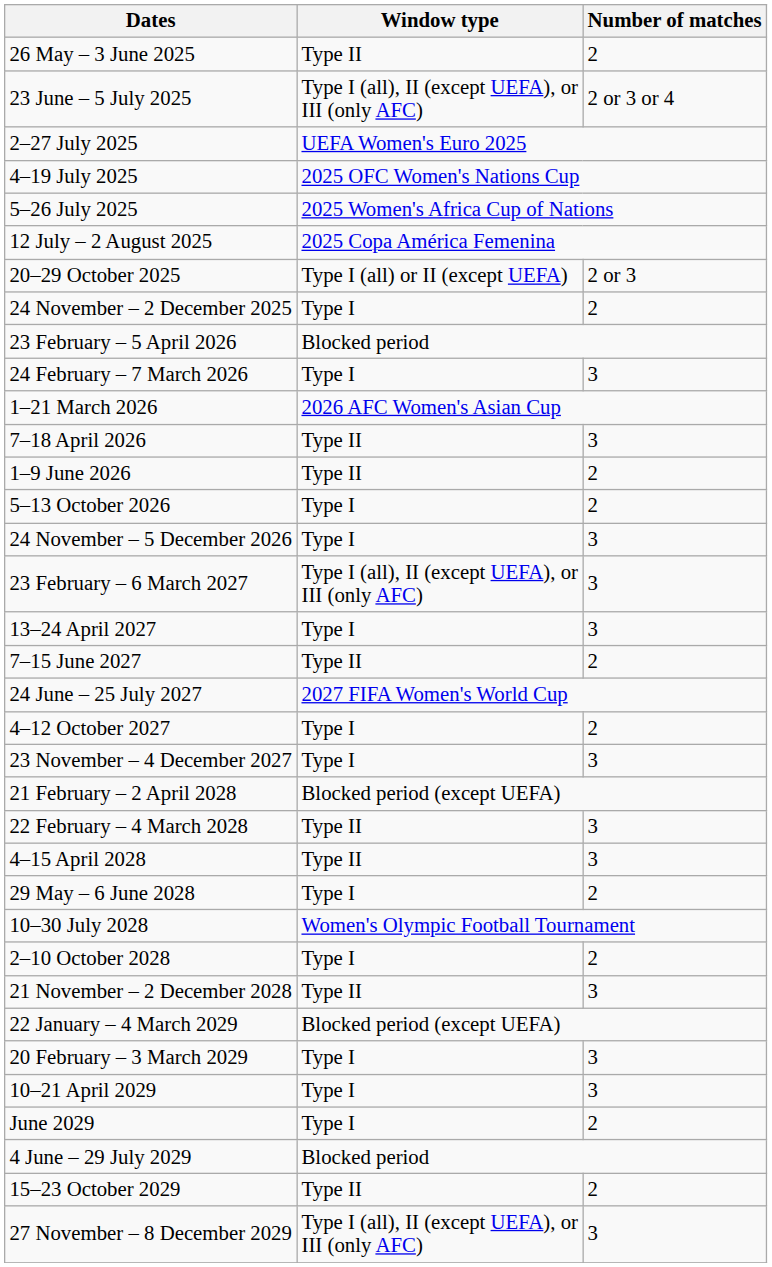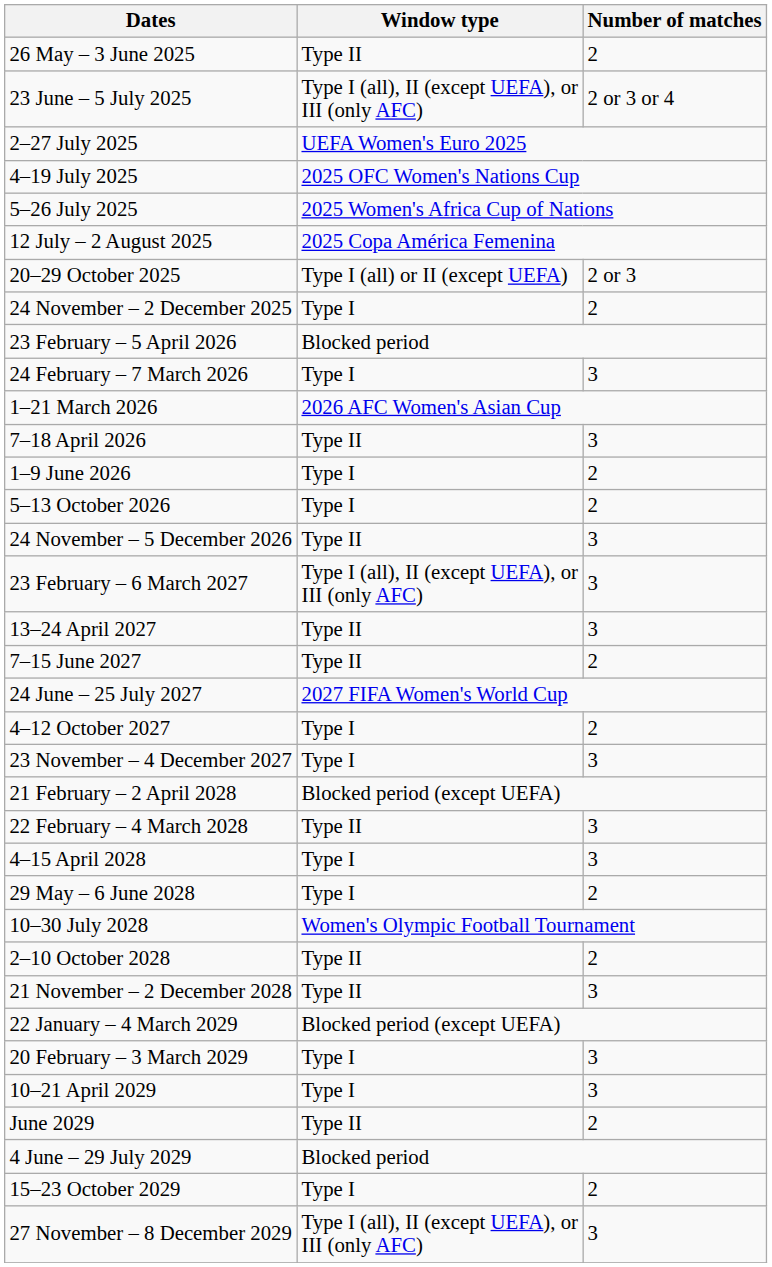(332, 473) Type II -> (328, 473) Type I
(328, 539) Type I -> (332, 539) Type II
(328, 628) Type I -> (332, 628) Type II
(332, 859) Type II -> (328, 859) Type I
(328, 958) Type I -> (332, 958) Type II
(328, 1123) Type I -> (332, 1123) Type II
(332, 1189) Type II -> (328, 1189) Type I
